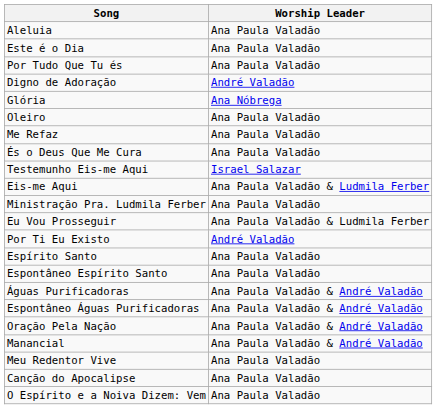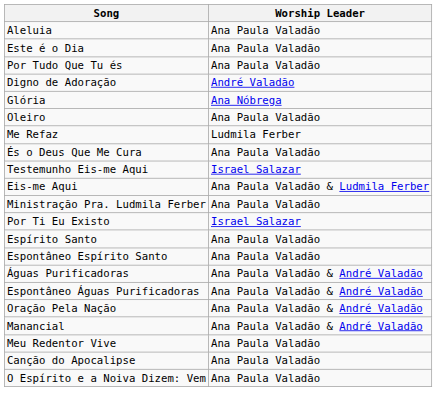(266, 135) Ana Paula Valadão -> (256, 135) Ludmila Ferber
- row: (62, 222)
(253, 239) André Valadão -> (256, 222) Israel Salazar
